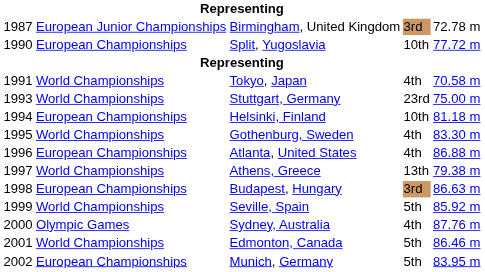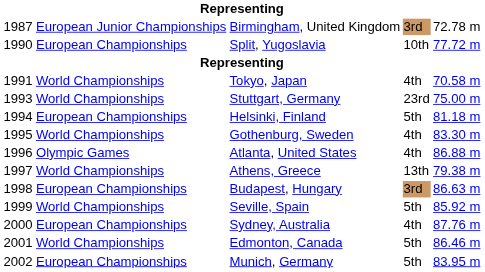(416, 117) 10th -> (413, 117) 5th
(111, 153) European Championships -> (83, 153) Olympic Games
(83, 225) Olympic Games -> (111, 225) European Championships
